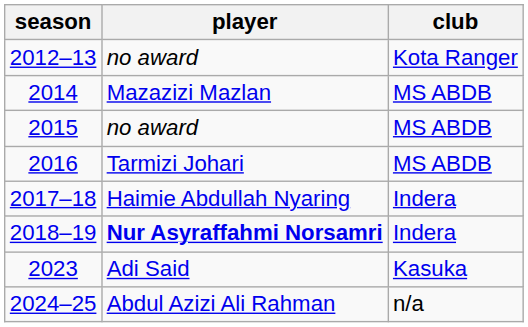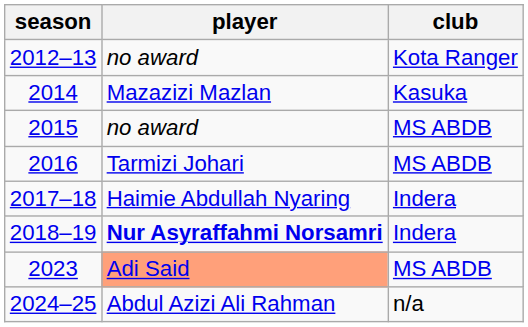(442, 92) MS ABDB -> (430, 92) Kasuka
(148, 269) no background -> (148, 269) lightsalmon background
(430, 269) Kasuka -> (442, 269) MS ABDB
